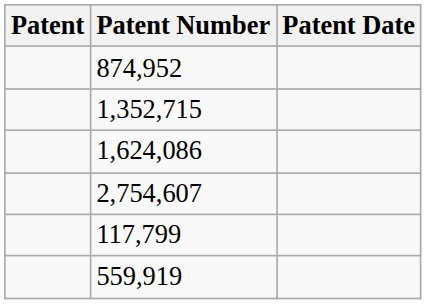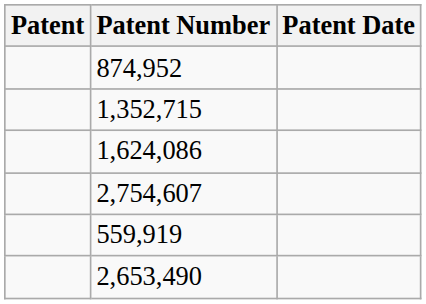- row: (139, 234)
+ row: (149, 276)
